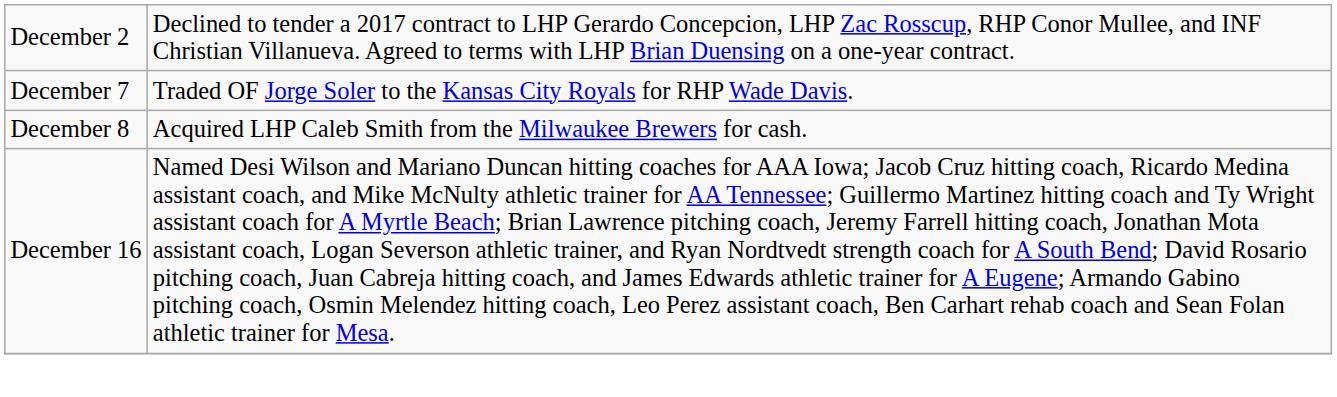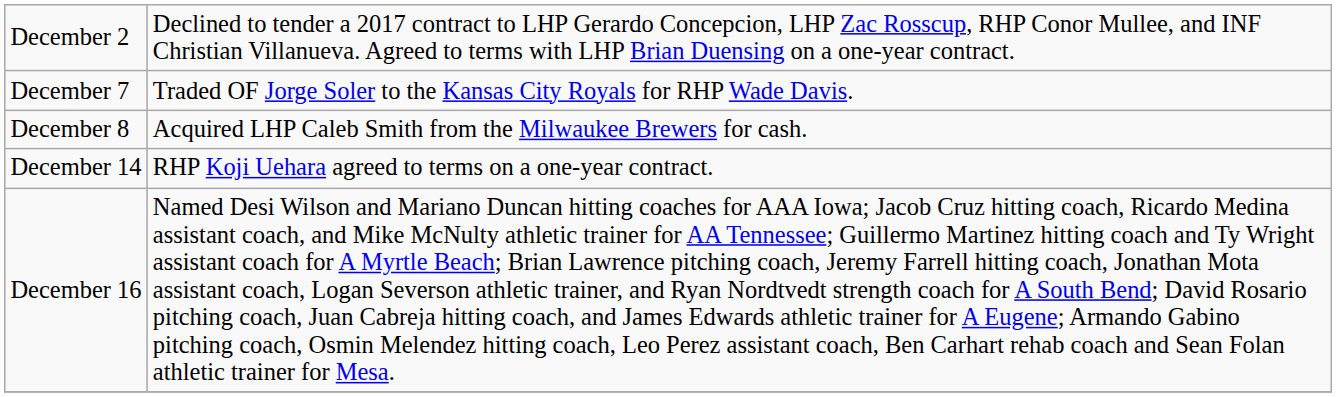+ row: (76, 167)
